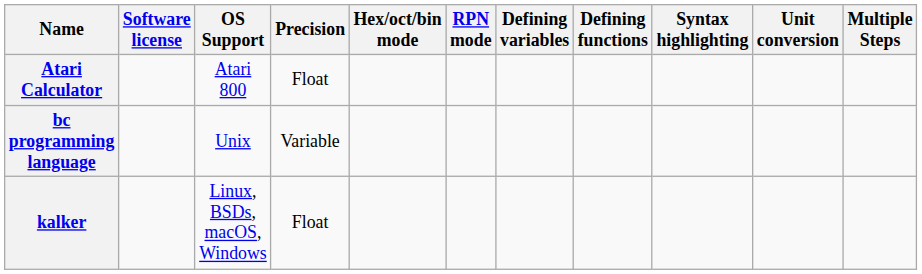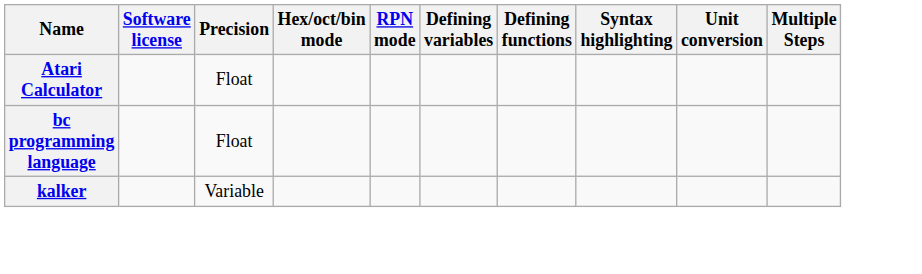- column: (233, 29)
(310, 140) Variable -> (234, 140) Float
(310, 222) Float -> (234, 190) Variable
